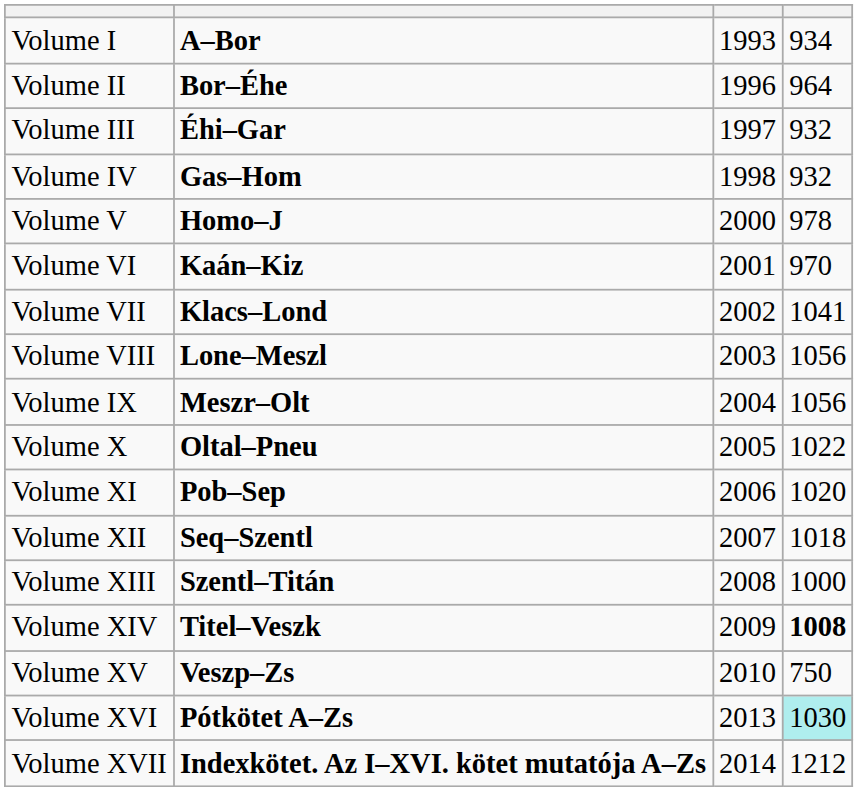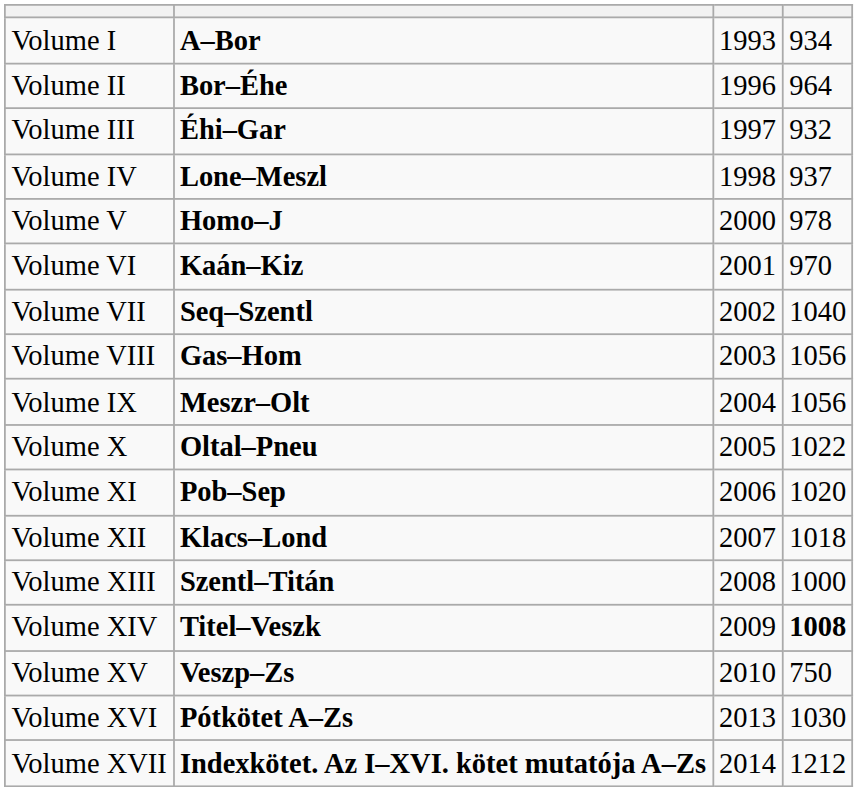(241, 175) Gas–Hom -> (253, 175) Lone–Meszl
(811, 175) 932 -> (811, 175) 937
(253, 311) Klacs–Lond -> (246, 311) Seq–Szentl
(818, 311) 1041 -> (818, 311) 1040
(253, 356) Lone–Meszl -> (241, 356) Gas–Hom
(246, 537) Seq–Szentl -> (253, 537) Klacs–Lond
(818, 717) paleturquoise background -> (818, 717) no background
